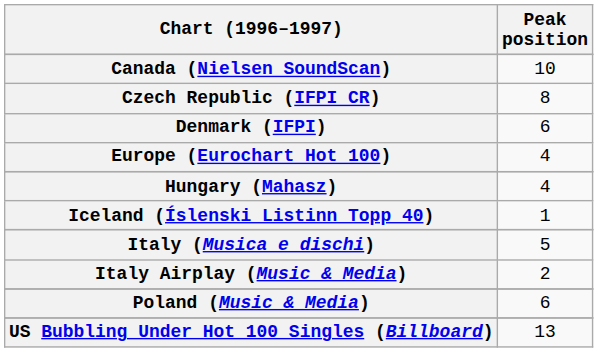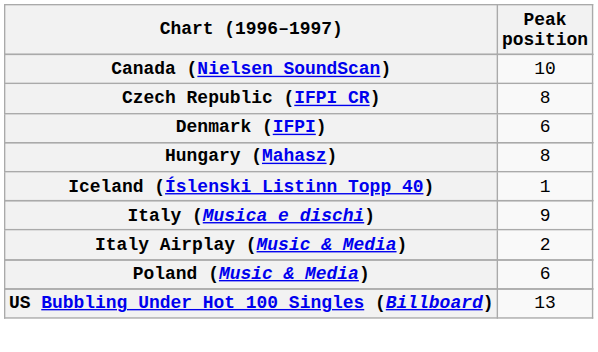- row: (251, 157)
(545, 186) 4 -> (545, 157) 8
(545, 245) 5 -> (545, 215) 9
